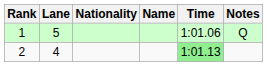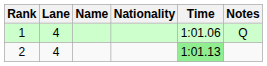columns swapped: (159, 14) <-> (106, 14)
(56, 33) 5 -> (56, 33) 4
